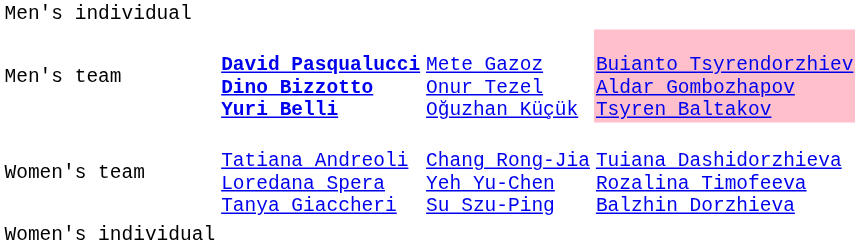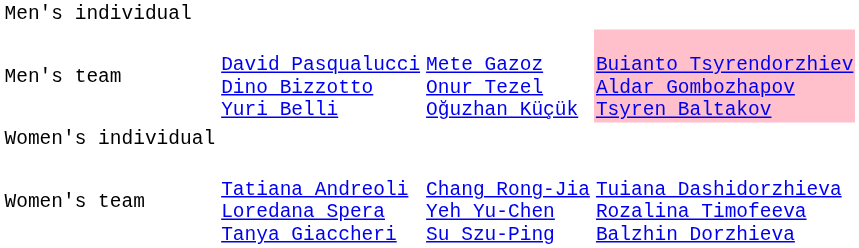(321, 87) bold -> (321, 87) normal
rows swapped: (110, 234) <-> (75, 172)
